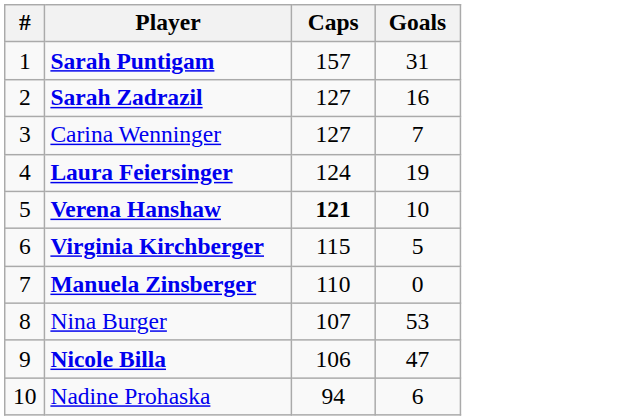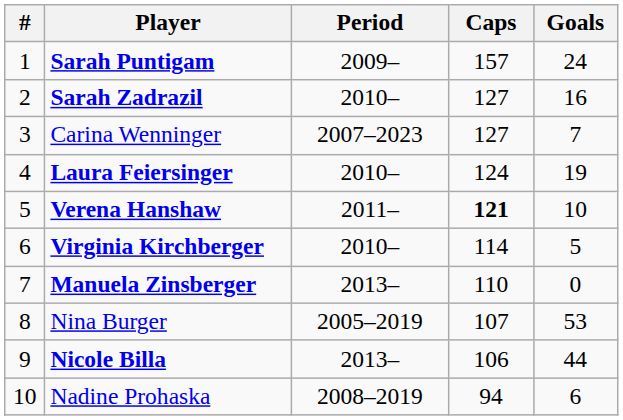+ column: (370, 23)
(418, 60) 31 -> (575, 60) 24
(333, 246) 115 -> (491, 246) 114
(418, 358) 47 -> (575, 358) 44
